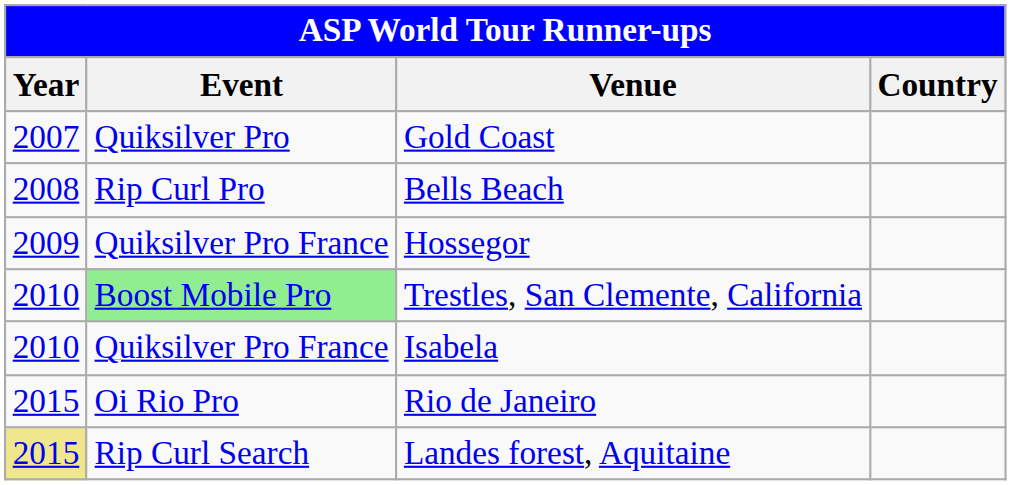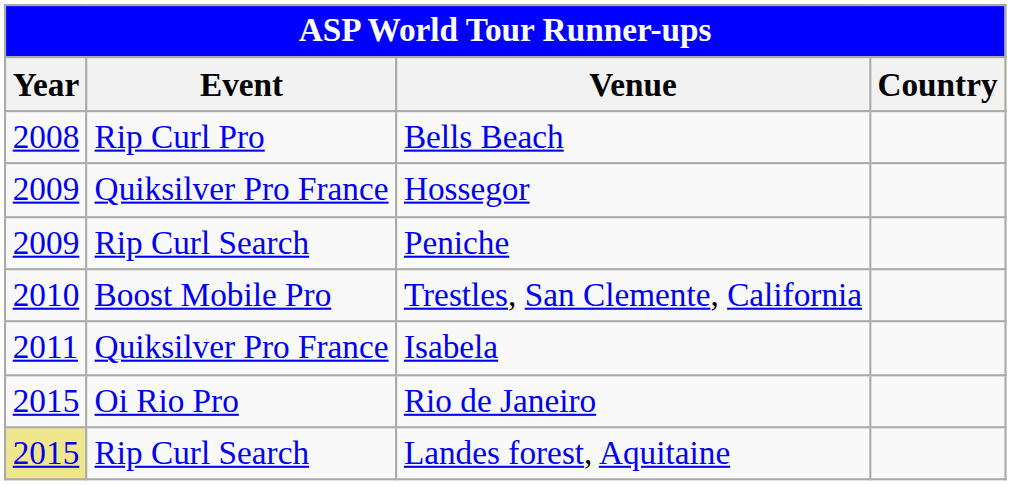- row: (479, 136)
+ row: (457, 242)
(213, 294) lightgreen background -> (213, 294) no background
(46, 347) 2010 -> (45, 347) 2011
